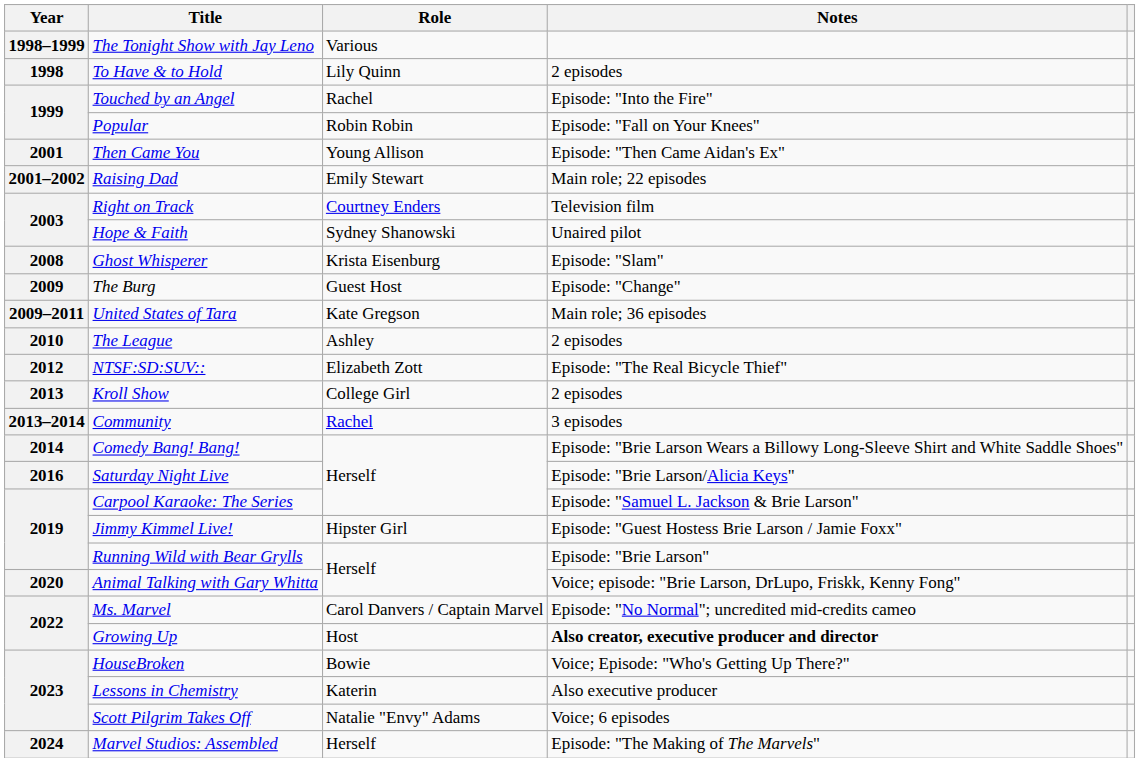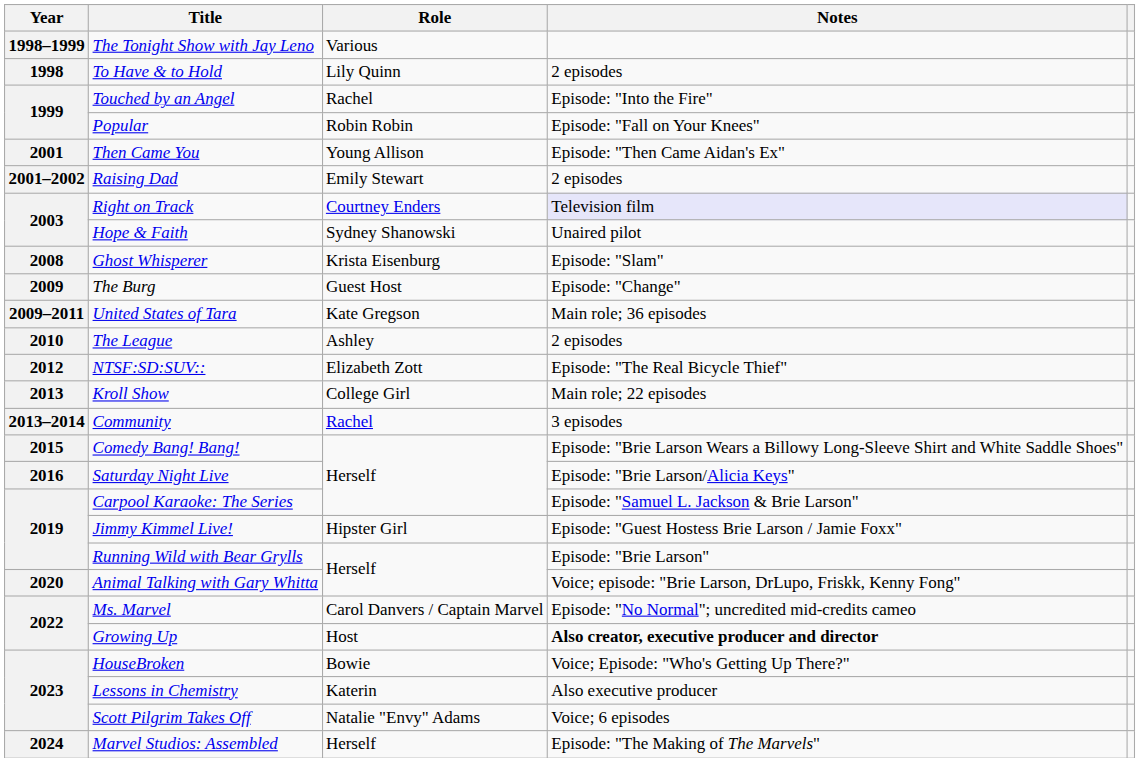(629, 179) Main role; 22 episodes -> (587, 179) 2 episodes
(603, 206) no background -> (603, 206) lavender background
(587, 394) 2 episodes -> (629, 394) Main role; 22 episodes
(47, 448) 2014 -> (47, 448) 2015
